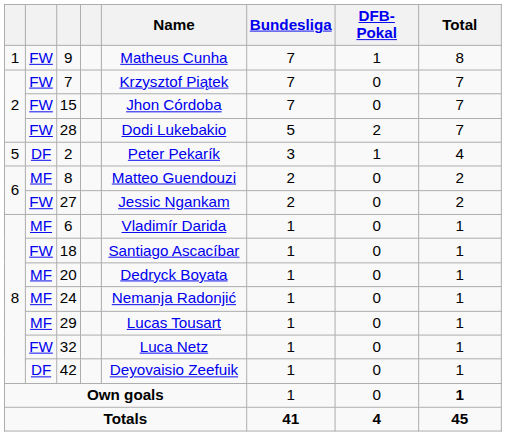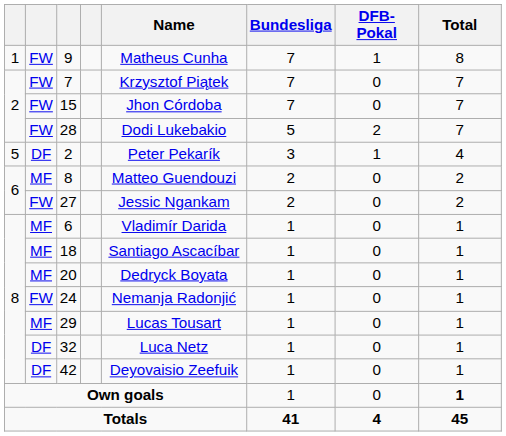(41, 250) FW -> (41, 250) MF
(41, 298) MF -> (41, 298) FW
(41, 347) FW -> (41, 347) DF
